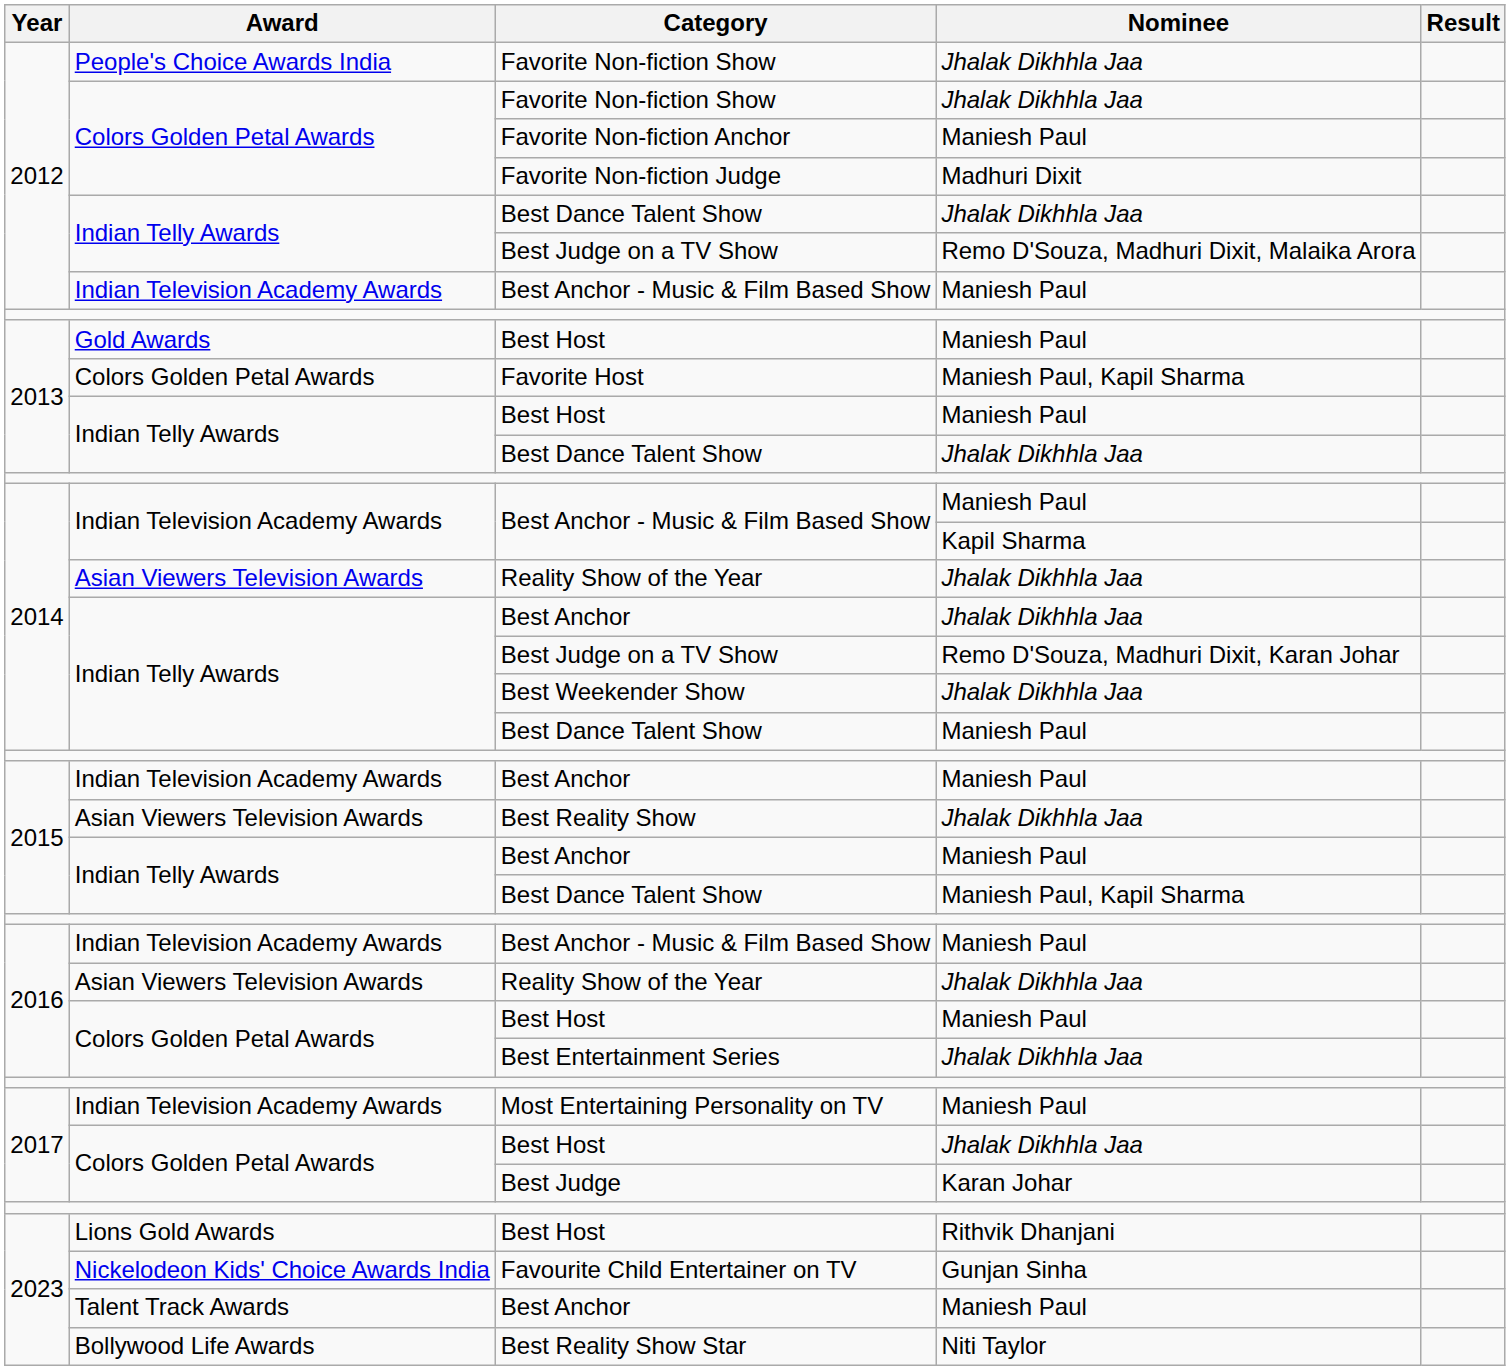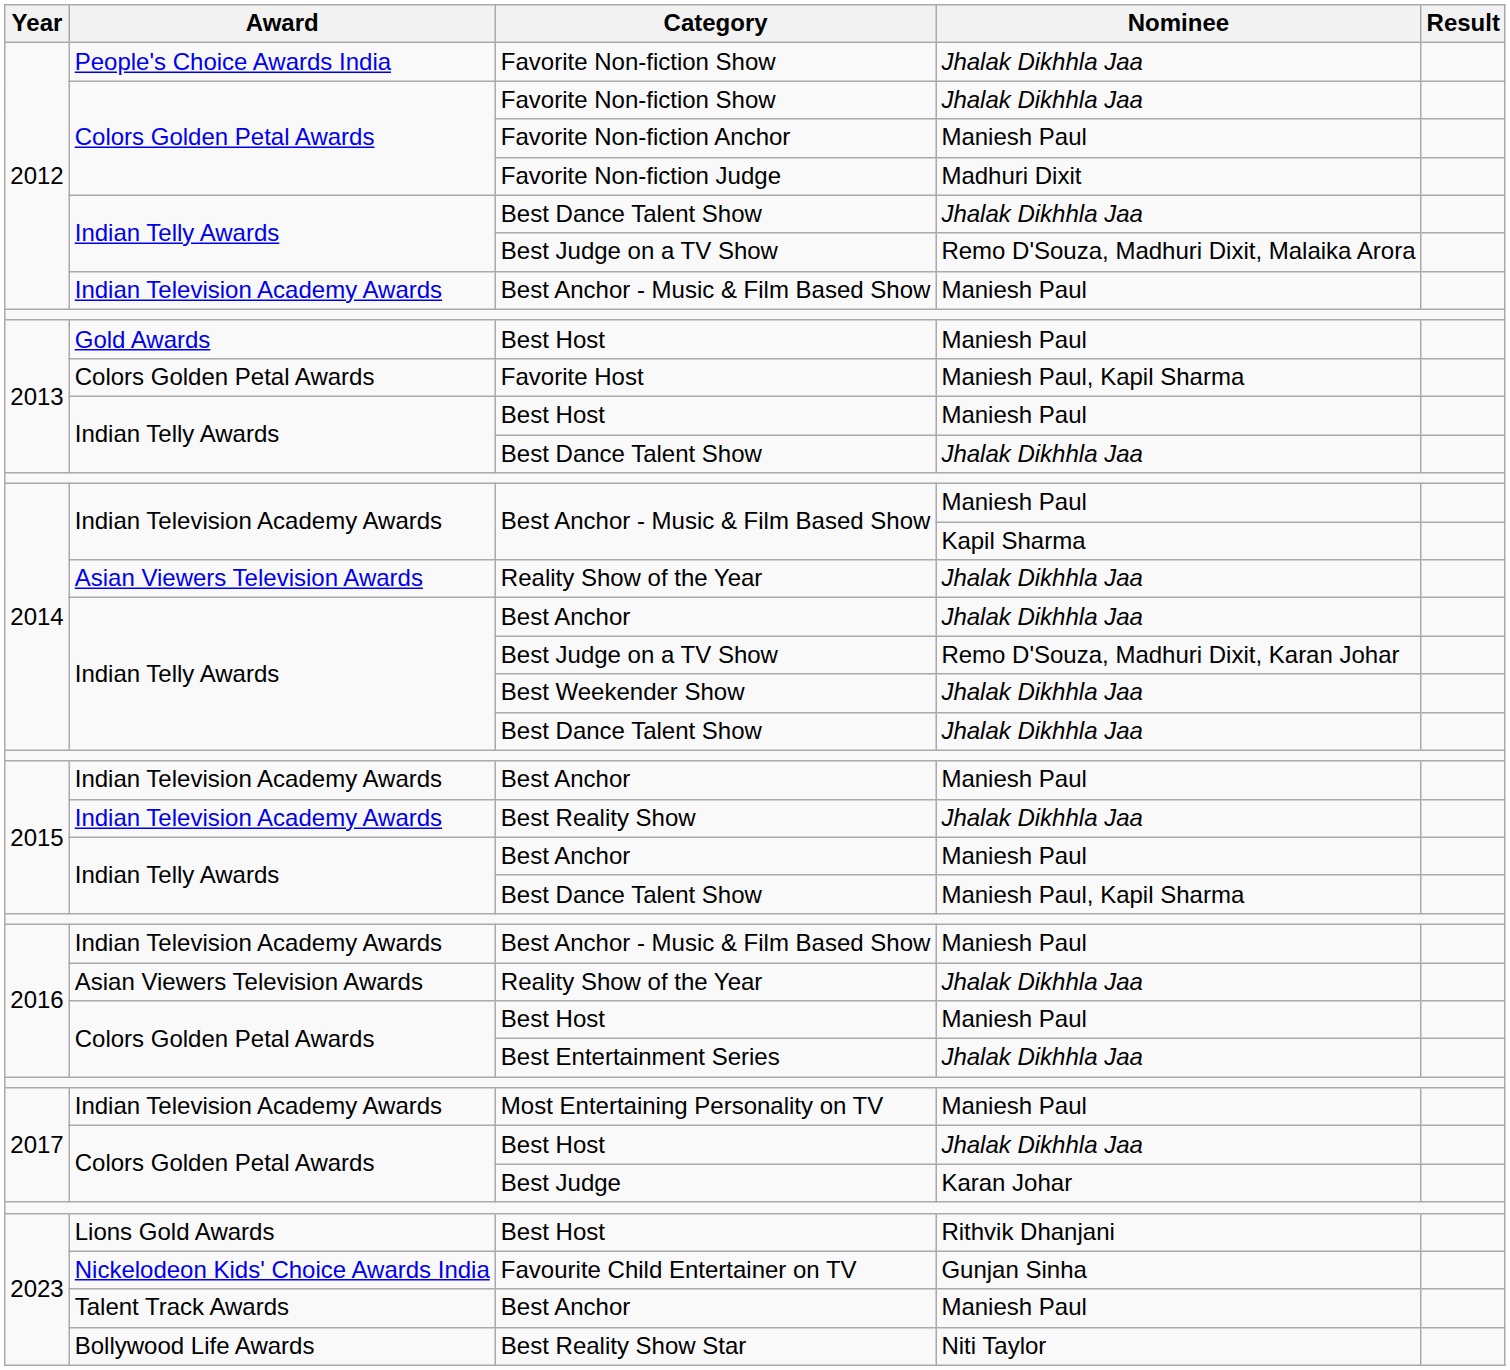(1014, 730) Maniesh Paul -> (1042, 730) Jhalak Dikhhla Jaa
(249, 817) Asian Viewers Television Awards -> (258, 817) Indian Television Academy Awards
